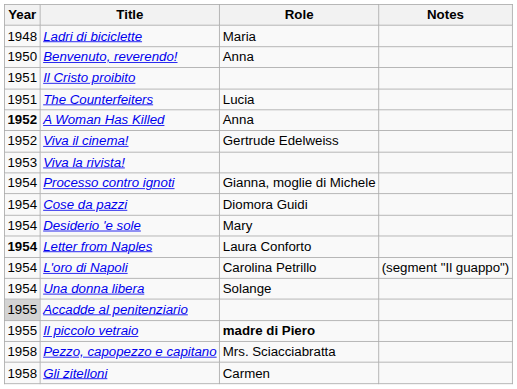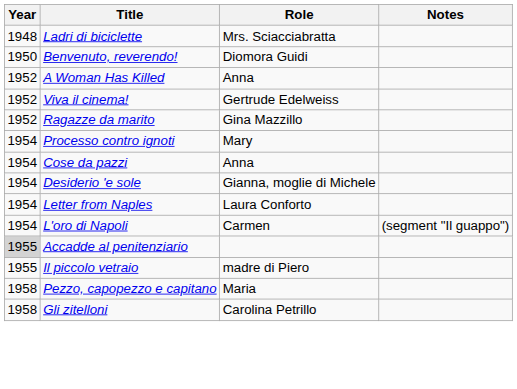(239, 36) Maria -> (279, 36) Mrs. Sciacciabratta
(238, 57) Anna -> (265, 57) Diomora Guidi
- row: (89, 78)
- row: (98, 99)
(22, 120) bold -> (22, 78) normal
+ row: (99, 120)
- row: (84, 162)
(299, 183) Gianna, moglie di Michele -> (238, 141) Mary
(265, 204) Diomora Guidi -> (238, 162) Anna
(238, 225) Mary -> (299, 183) Gianna, moglie di Michele
(22, 246) bold -> (22, 204) normal
(270, 267) Carolina Petrillo -> (246, 225) Carmen
- row: (94, 288)
(269, 330) bold -> (266, 267) normal
(279, 352) Mrs. Sciacciabratta -> (239, 288) Maria
(246, 373) Carmen -> (270, 309) Carolina Petrillo
